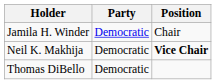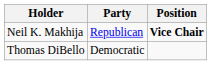- row: (48, 32)
(122, 50) Democratic -> (117, 32) Republican
